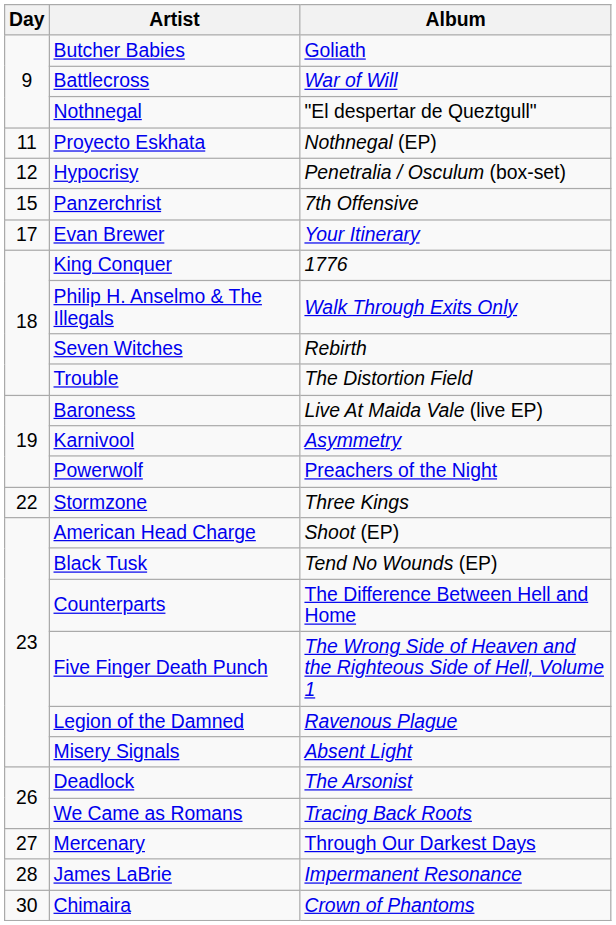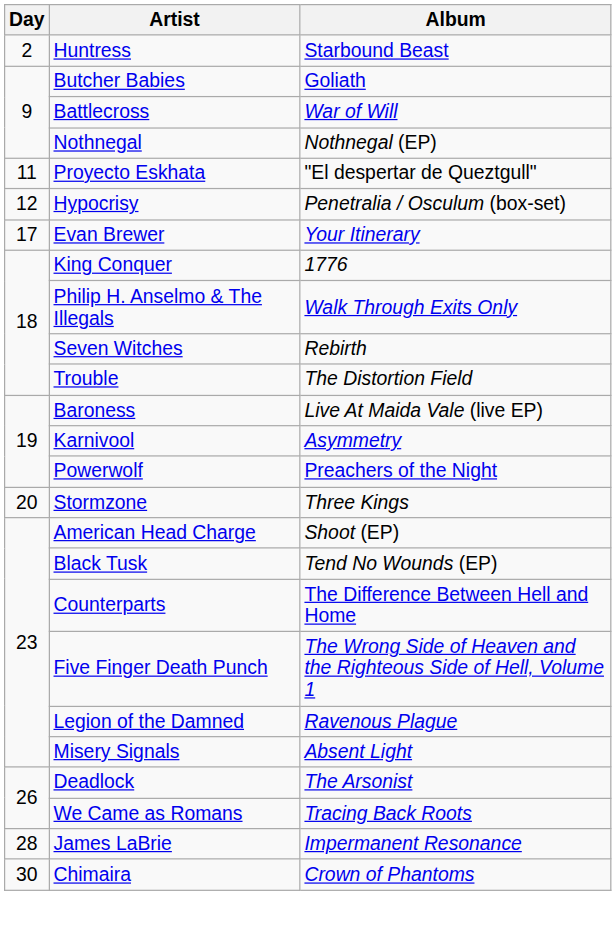+ row: (92, 50)
(421, 111) "El despertar de Queztgull" -> (371, 142) Nothnegal (EP)
(371, 142) Nothnegal (EP) -> (421, 173) "El despertar de Queztgull"
- row: (107, 204)
(27, 502) 22 -> (27, 502) 20
- row: (99, 843)
